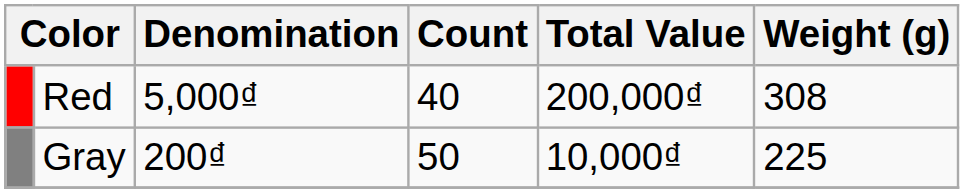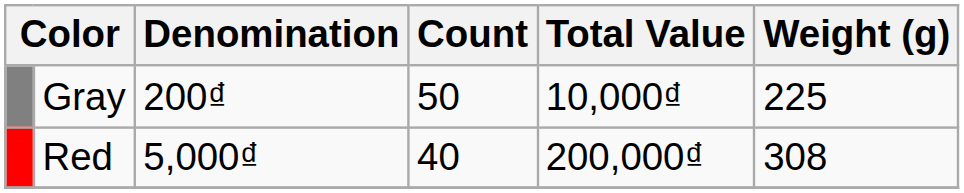rows swapped: (84, 156) <-> (78, 95)
